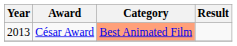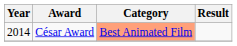(19, 31) 2013 -> (19, 31) 2014
